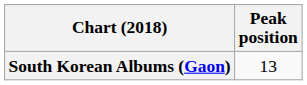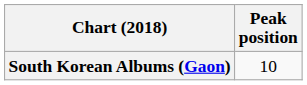(268, 65) 13 -> (268, 65) 10
